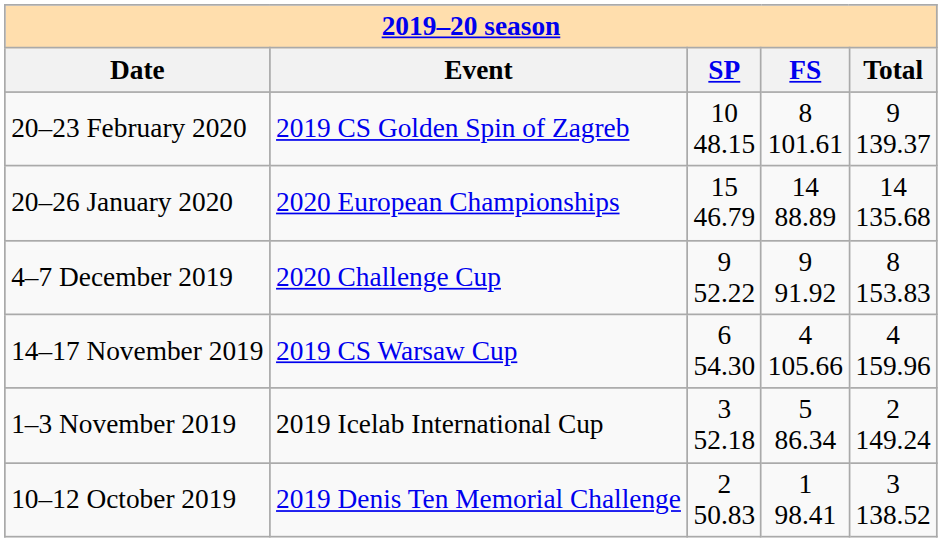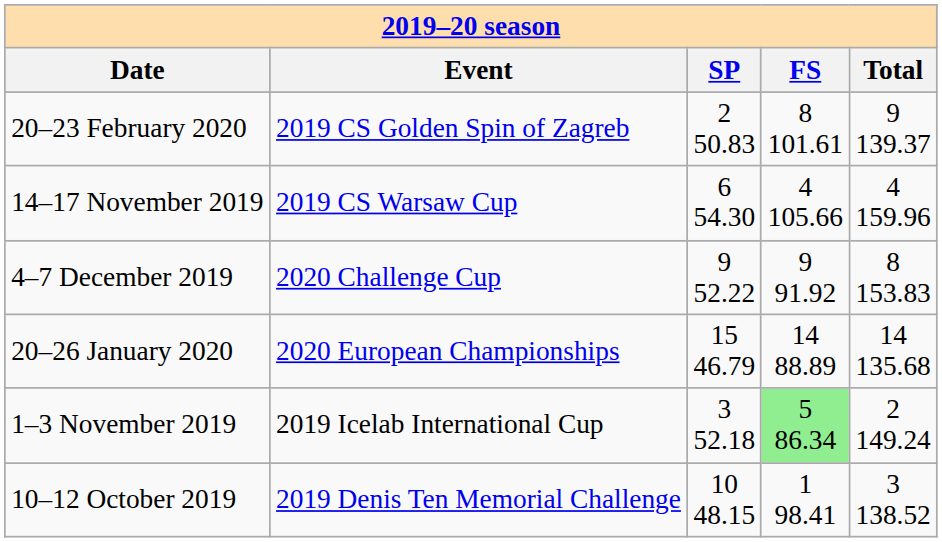(724, 128) 10 48.15 -> (724, 128) 2 50.83
rows swapped: (122, 202) <-> (137, 350)
(805, 425) no background -> (805, 425) lightgreen background
(724, 499) 2 50.83 -> (724, 499) 10 48.15
